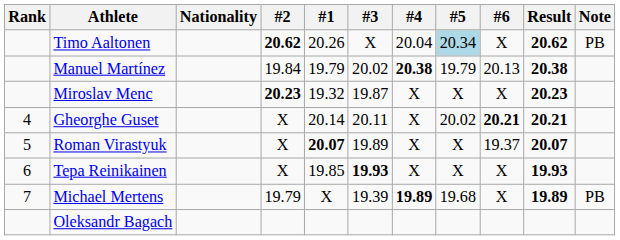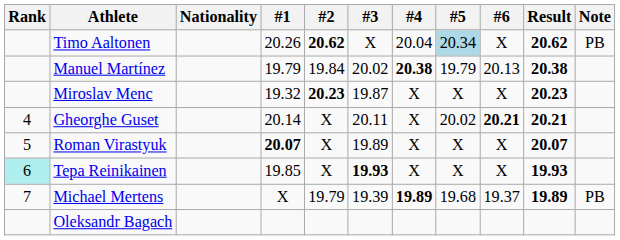columns swapped: (326, 17) <-> (283, 17)
(502, 145) 19.37 -> (502, 145) X
(27, 171) no background -> (27, 171) paleturquoise background
(502, 196) X -> (502, 196) 19.37
